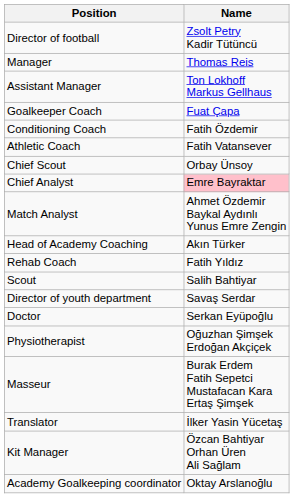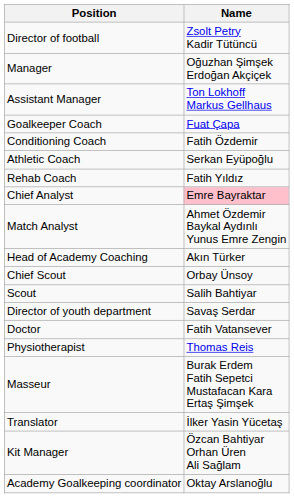(220, 62) Thomas Reis -> (230, 68) Oğuzhan Şimşek Erdoğan Akçiçek
(229, 147) Fatih Vatansever -> (230, 159) Serkan Eyüpoğlu
rows swapped: (42, 262) <-> (36, 165)
(230, 316) Serkan Eyüpoğlu -> (229, 329) Fatih Vatansever
(230, 341) Oğuzhan Şimşek Erdoğan Akçiçek -> (220, 347) Thomas Reis
